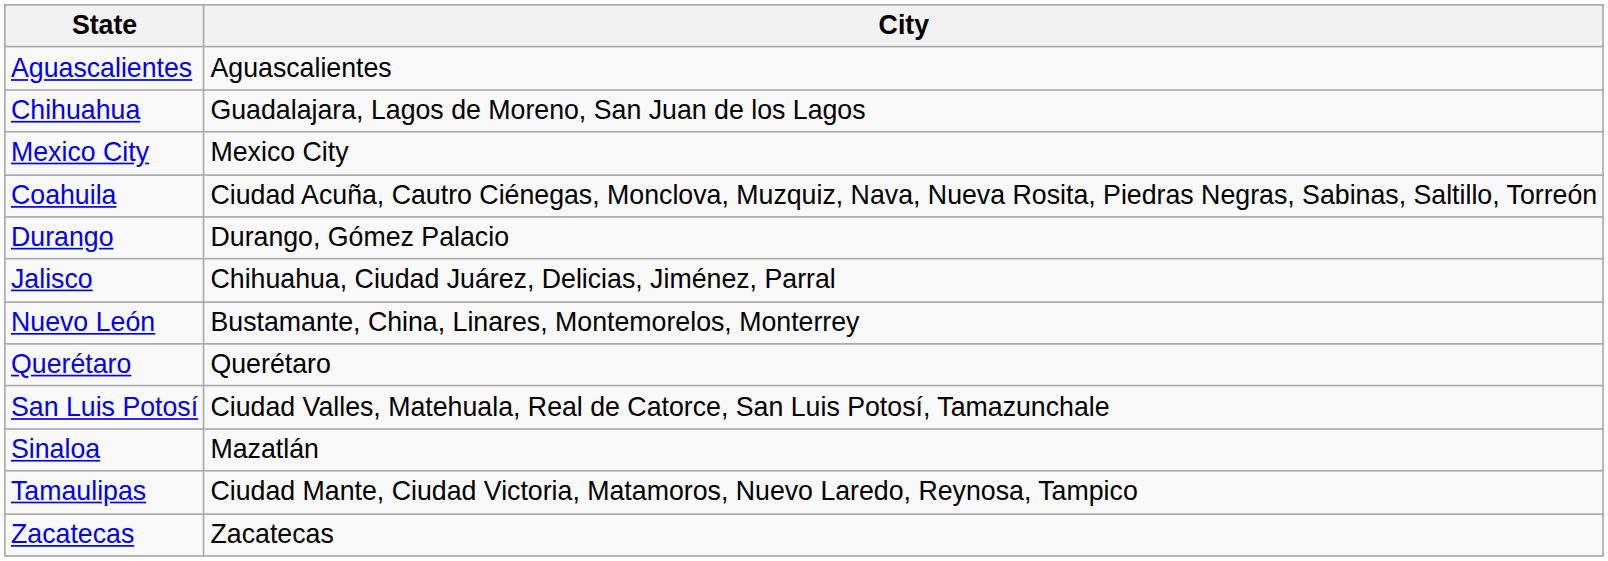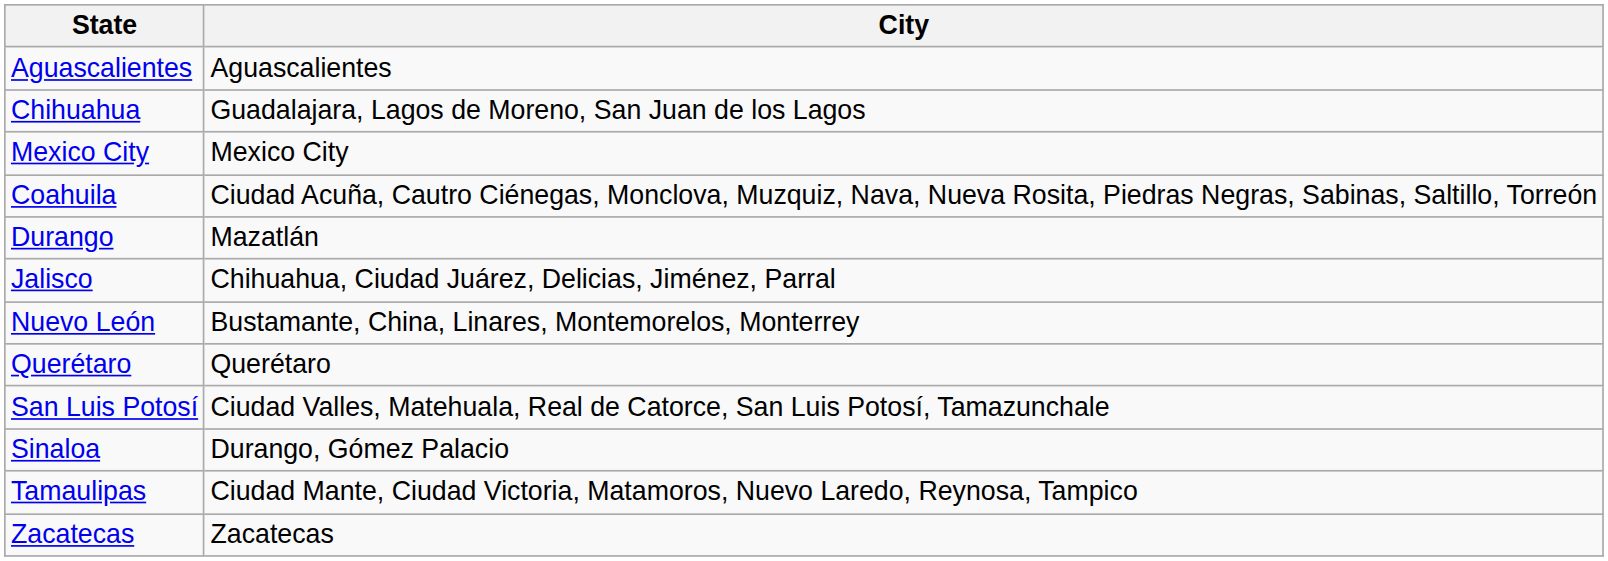(360, 237) Durango, Gómez Palacio -> (265, 237) Mazatlán
(265, 449) Mazatlán -> (360, 449) Durango, Gómez Palacio
